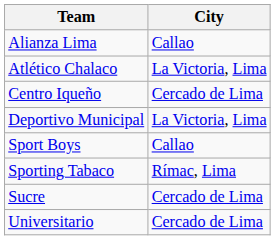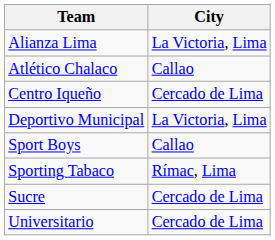(173, 42) Callao -> (209, 42) La Victoria, Lima
(209, 68) La Victoria, Lima -> (173, 68) Callao
